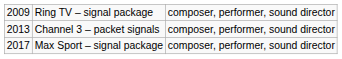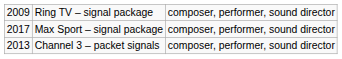rows swapped: (97, 29) <-> (99, 45)
